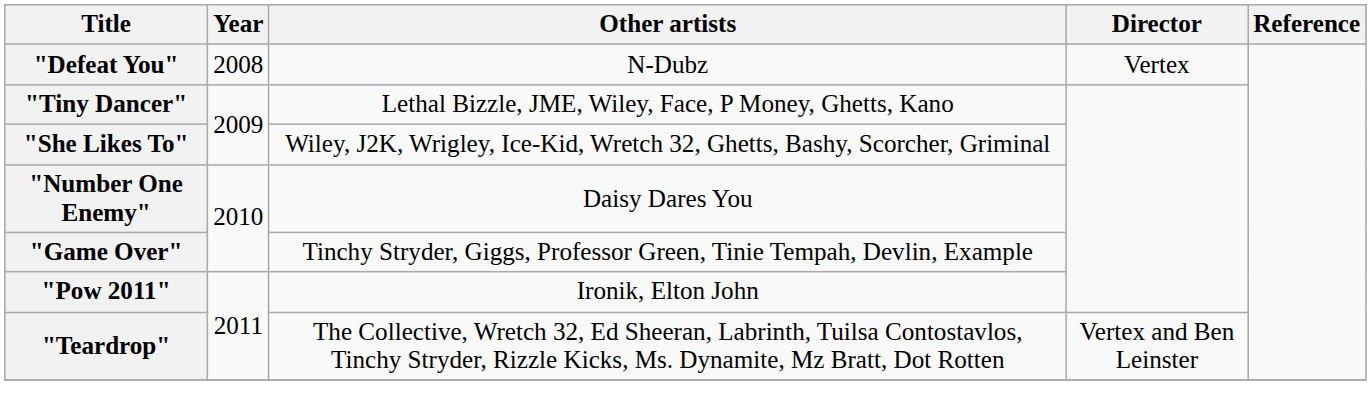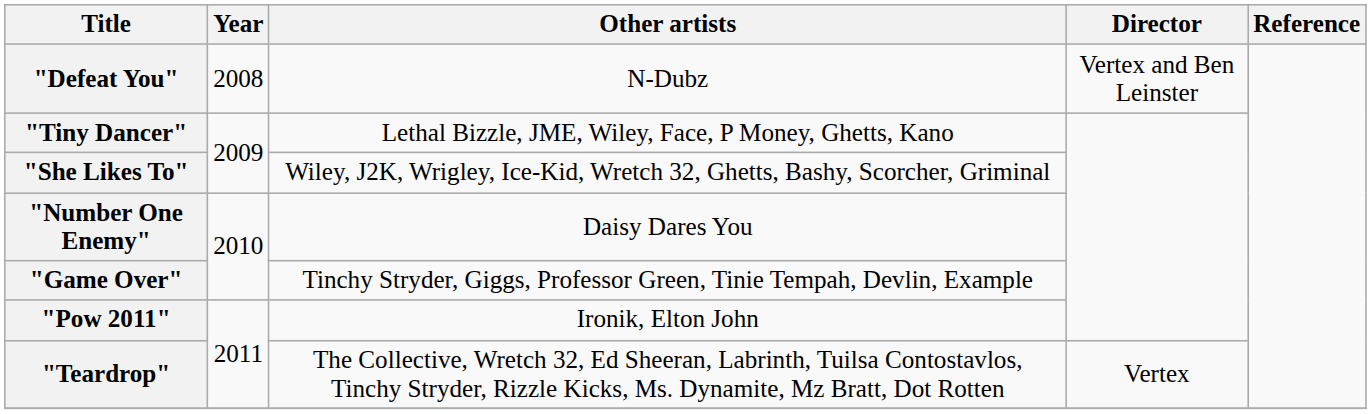(1157, 64) Vertex -> (1157, 78) Vertex and Ben Leinster
(1157, 345) Vertex and Ben Leinster -> (1157, 373) Vertex
